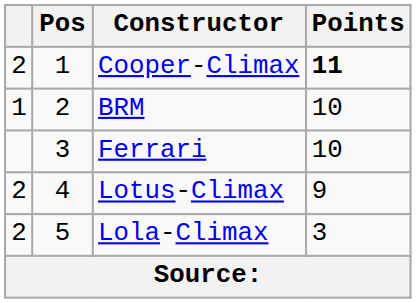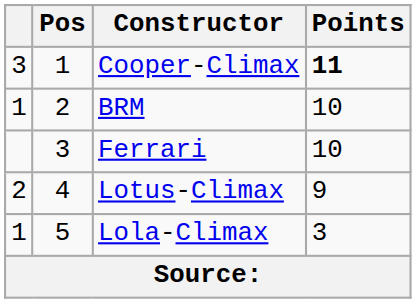(19, 68) 2 -> (19, 68) 3
(19, 235) 2 -> (19, 235) 1
